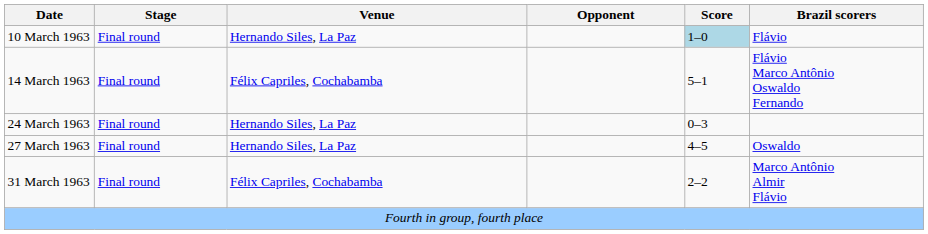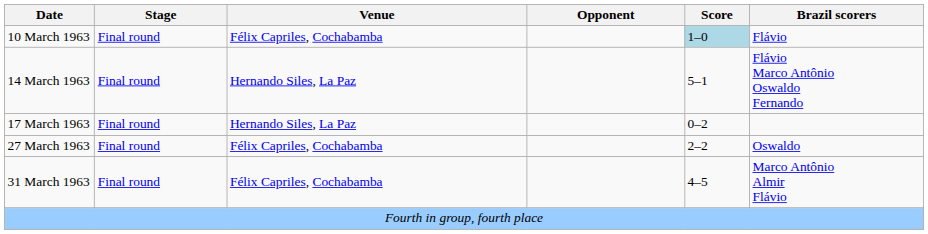(293, 36) Hernando Siles, La Paz -> (306, 36) Félix Capriles, Cochabamba
(306, 80) Félix Capriles, Cochabamba -> (293, 80) Hernando Siles, La Paz
+ row: (49, 124)
- row: (49, 124)
(293, 145) Hernando Siles, La Paz -> (306, 145) Félix Capriles, Cochabamba
(698, 145) 4–5 -> (698, 145) 2–2
(698, 182) 2–2 -> (698, 182) 4–5
